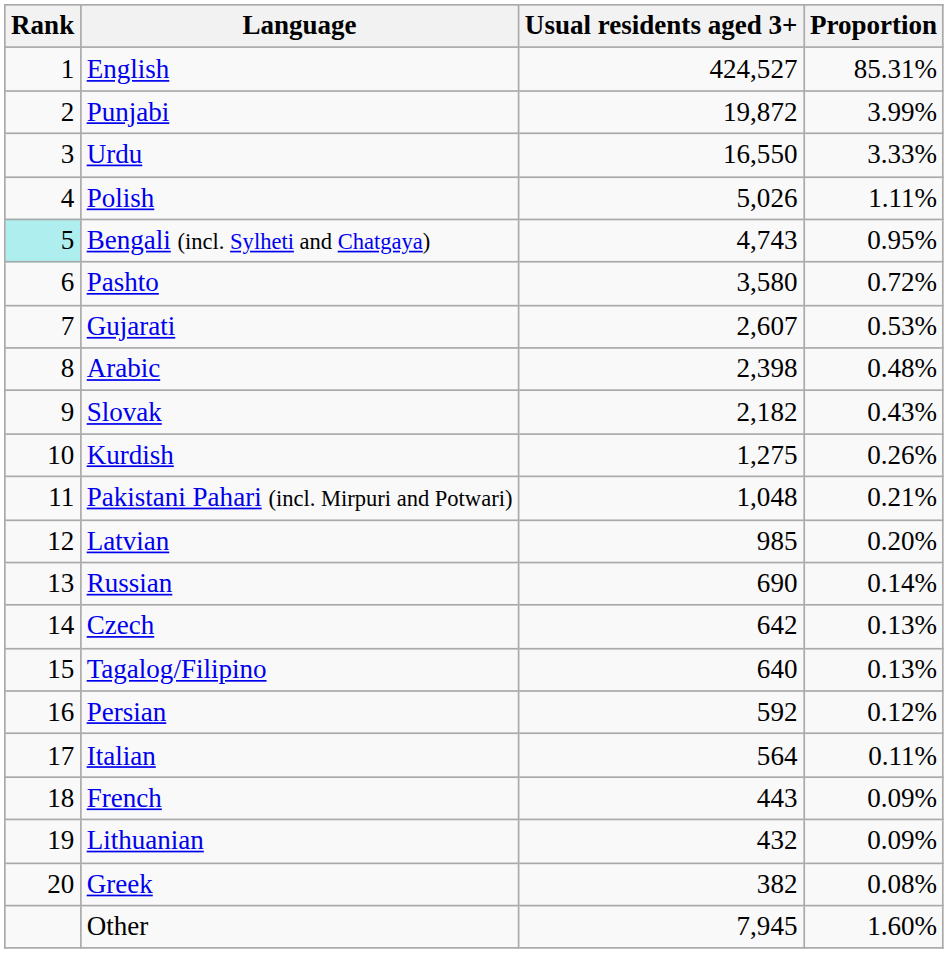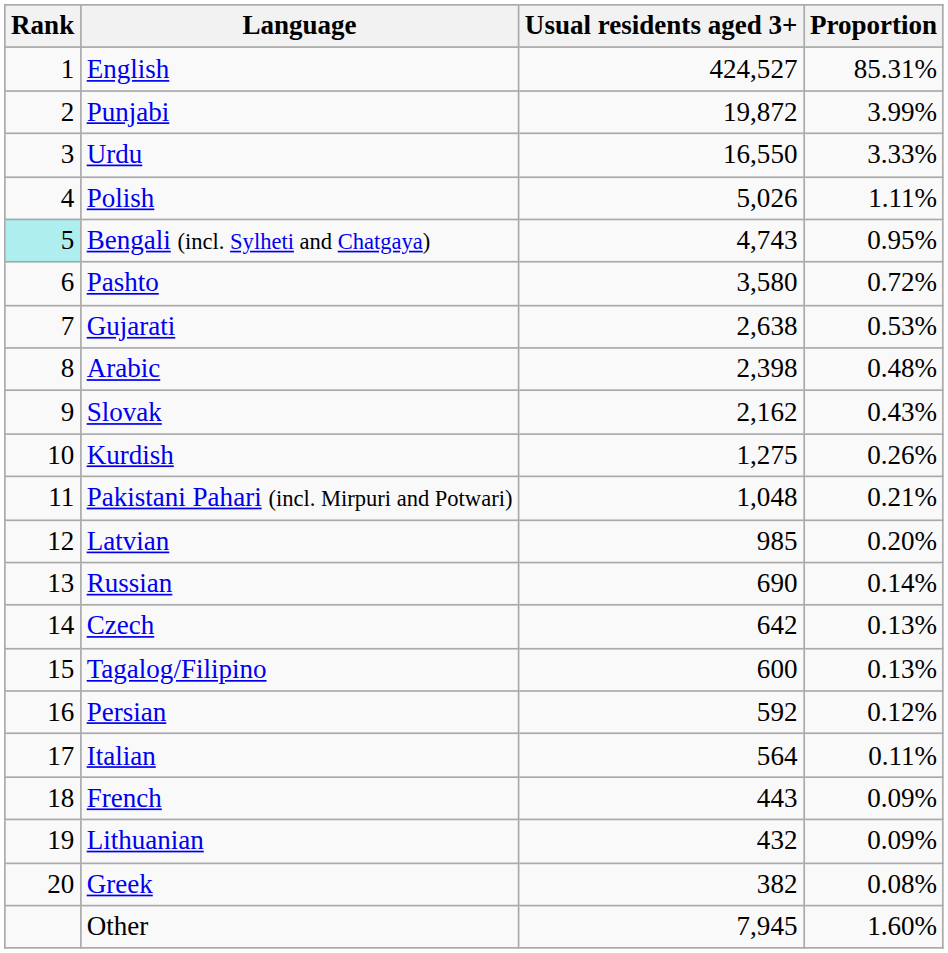(767, 326) 2,607 -> (767, 326) 2,638
(767, 411) 2,182 -> (767, 411) 2,162
(777, 669) 640 -> (777, 669) 600
